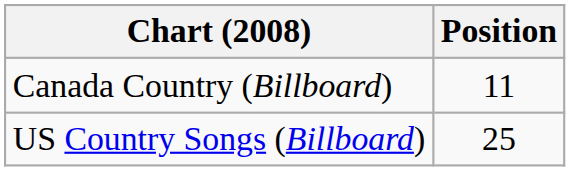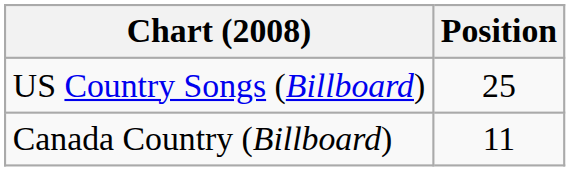rows swapped: (203, 84) <-> (219, 138)
